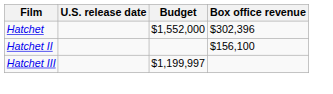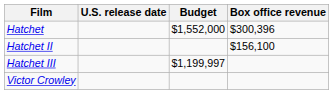(232, 30) $302,396 -> (252, 30) $300,396
+ row: (41, 81)
